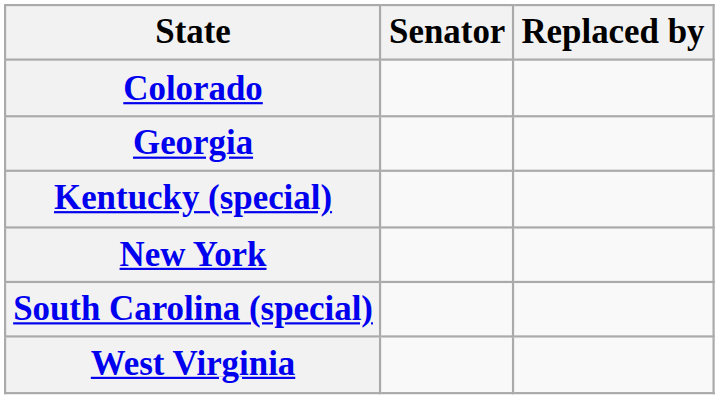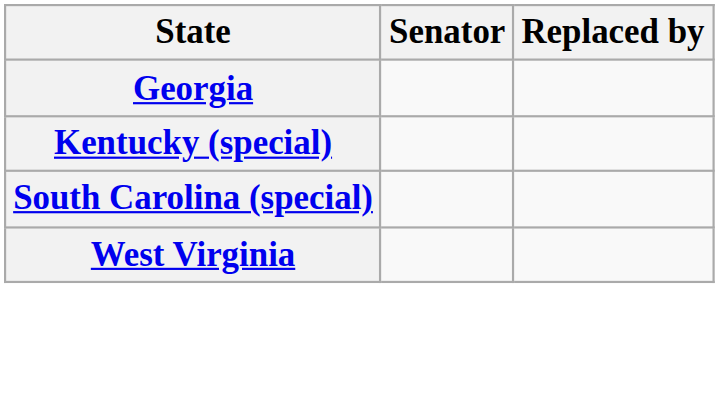- row: (193, 87)
- row: (193, 253)
